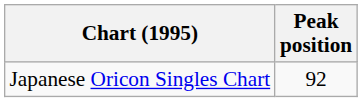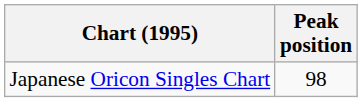(316, 79) 92 -> (316, 79) 98
